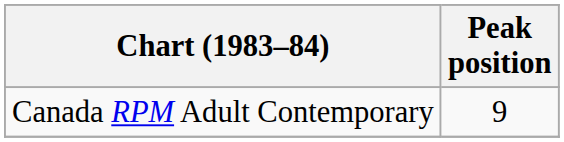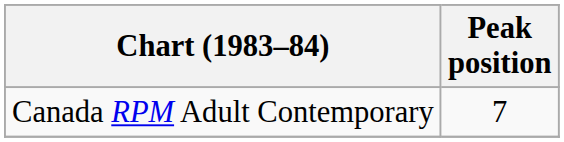(500, 111) 9 -> (500, 111) 7
